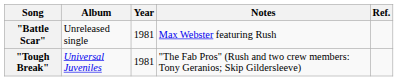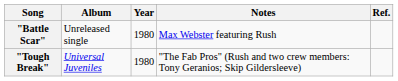(144, 34) 1981 -> (144, 34) 1980
(144, 62) 1981 -> (144, 62) 1980
